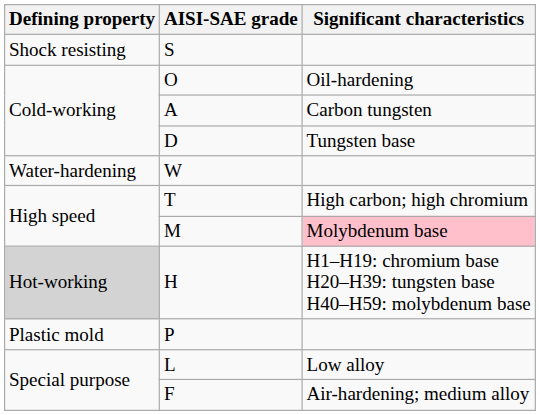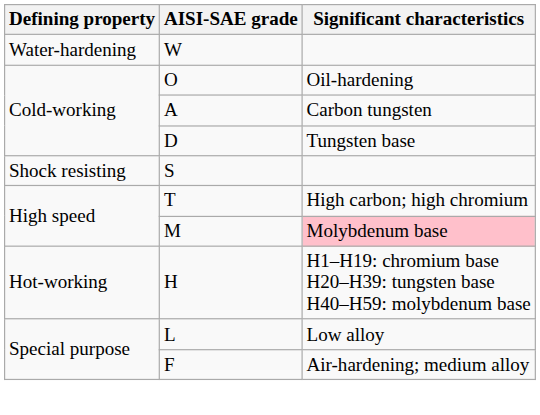rows swapped: (173, 170) <-> (169, 49)
(58, 282) lightgrey background -> (58, 282) no background
- row: (169, 334)
